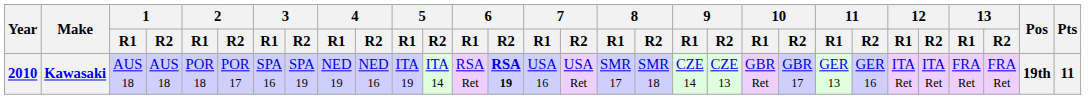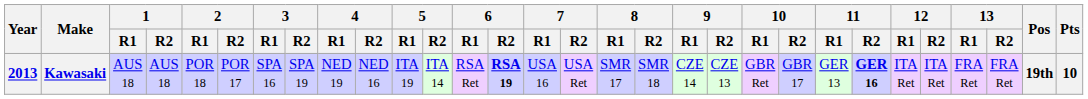(23, 74) 2010 -> (23, 74) 2013
(870, 74) normal -> (871, 74) bold
(1067, 74) 11 -> (1070, 74) 10
